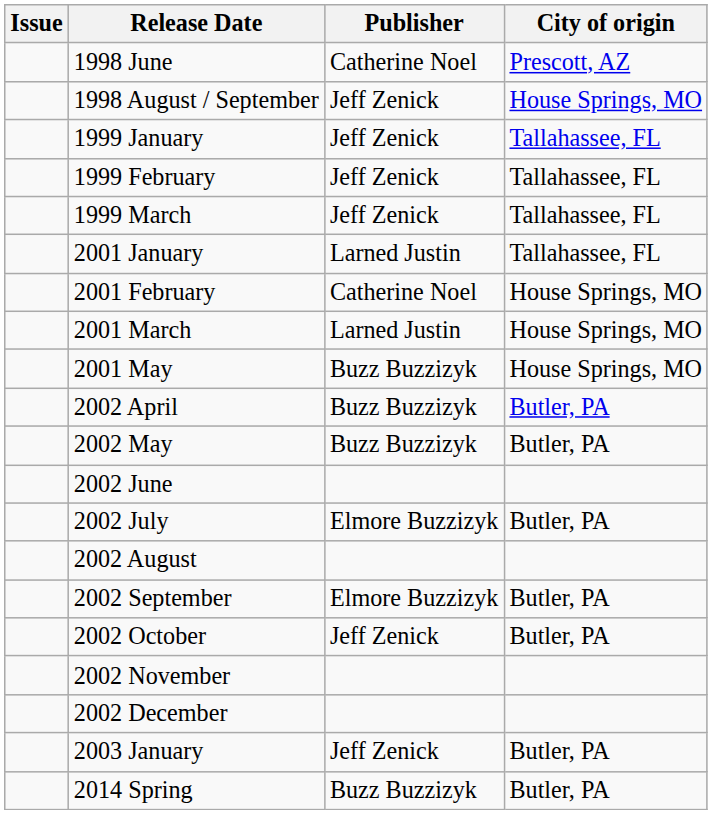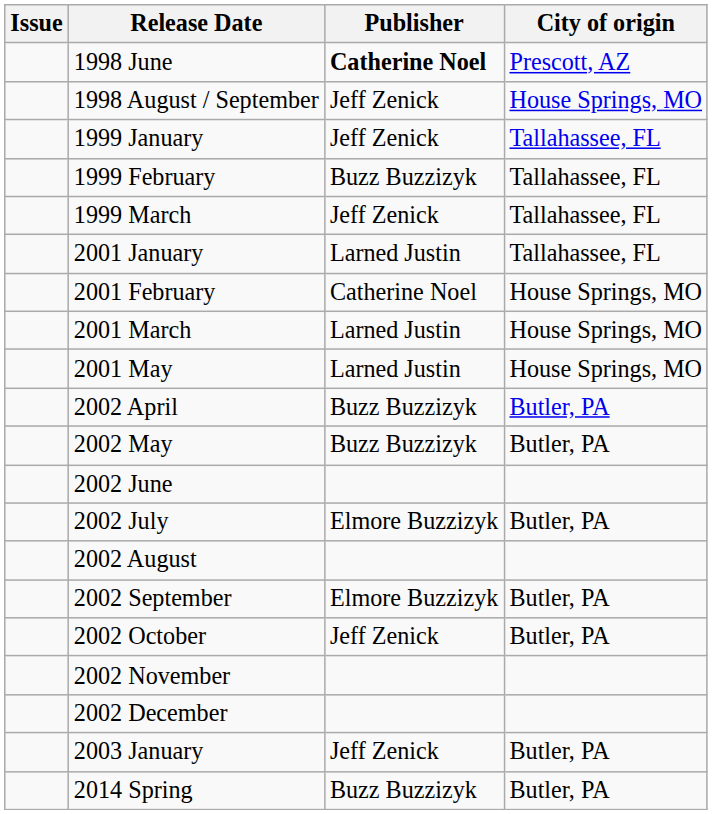(403, 61) normal -> (408, 61) bold
(384, 176) Jeff Zenick -> (403, 176) Buzz Buzzizyk
(403, 368) Buzz Buzzizyk -> (395, 368) Larned Justin
